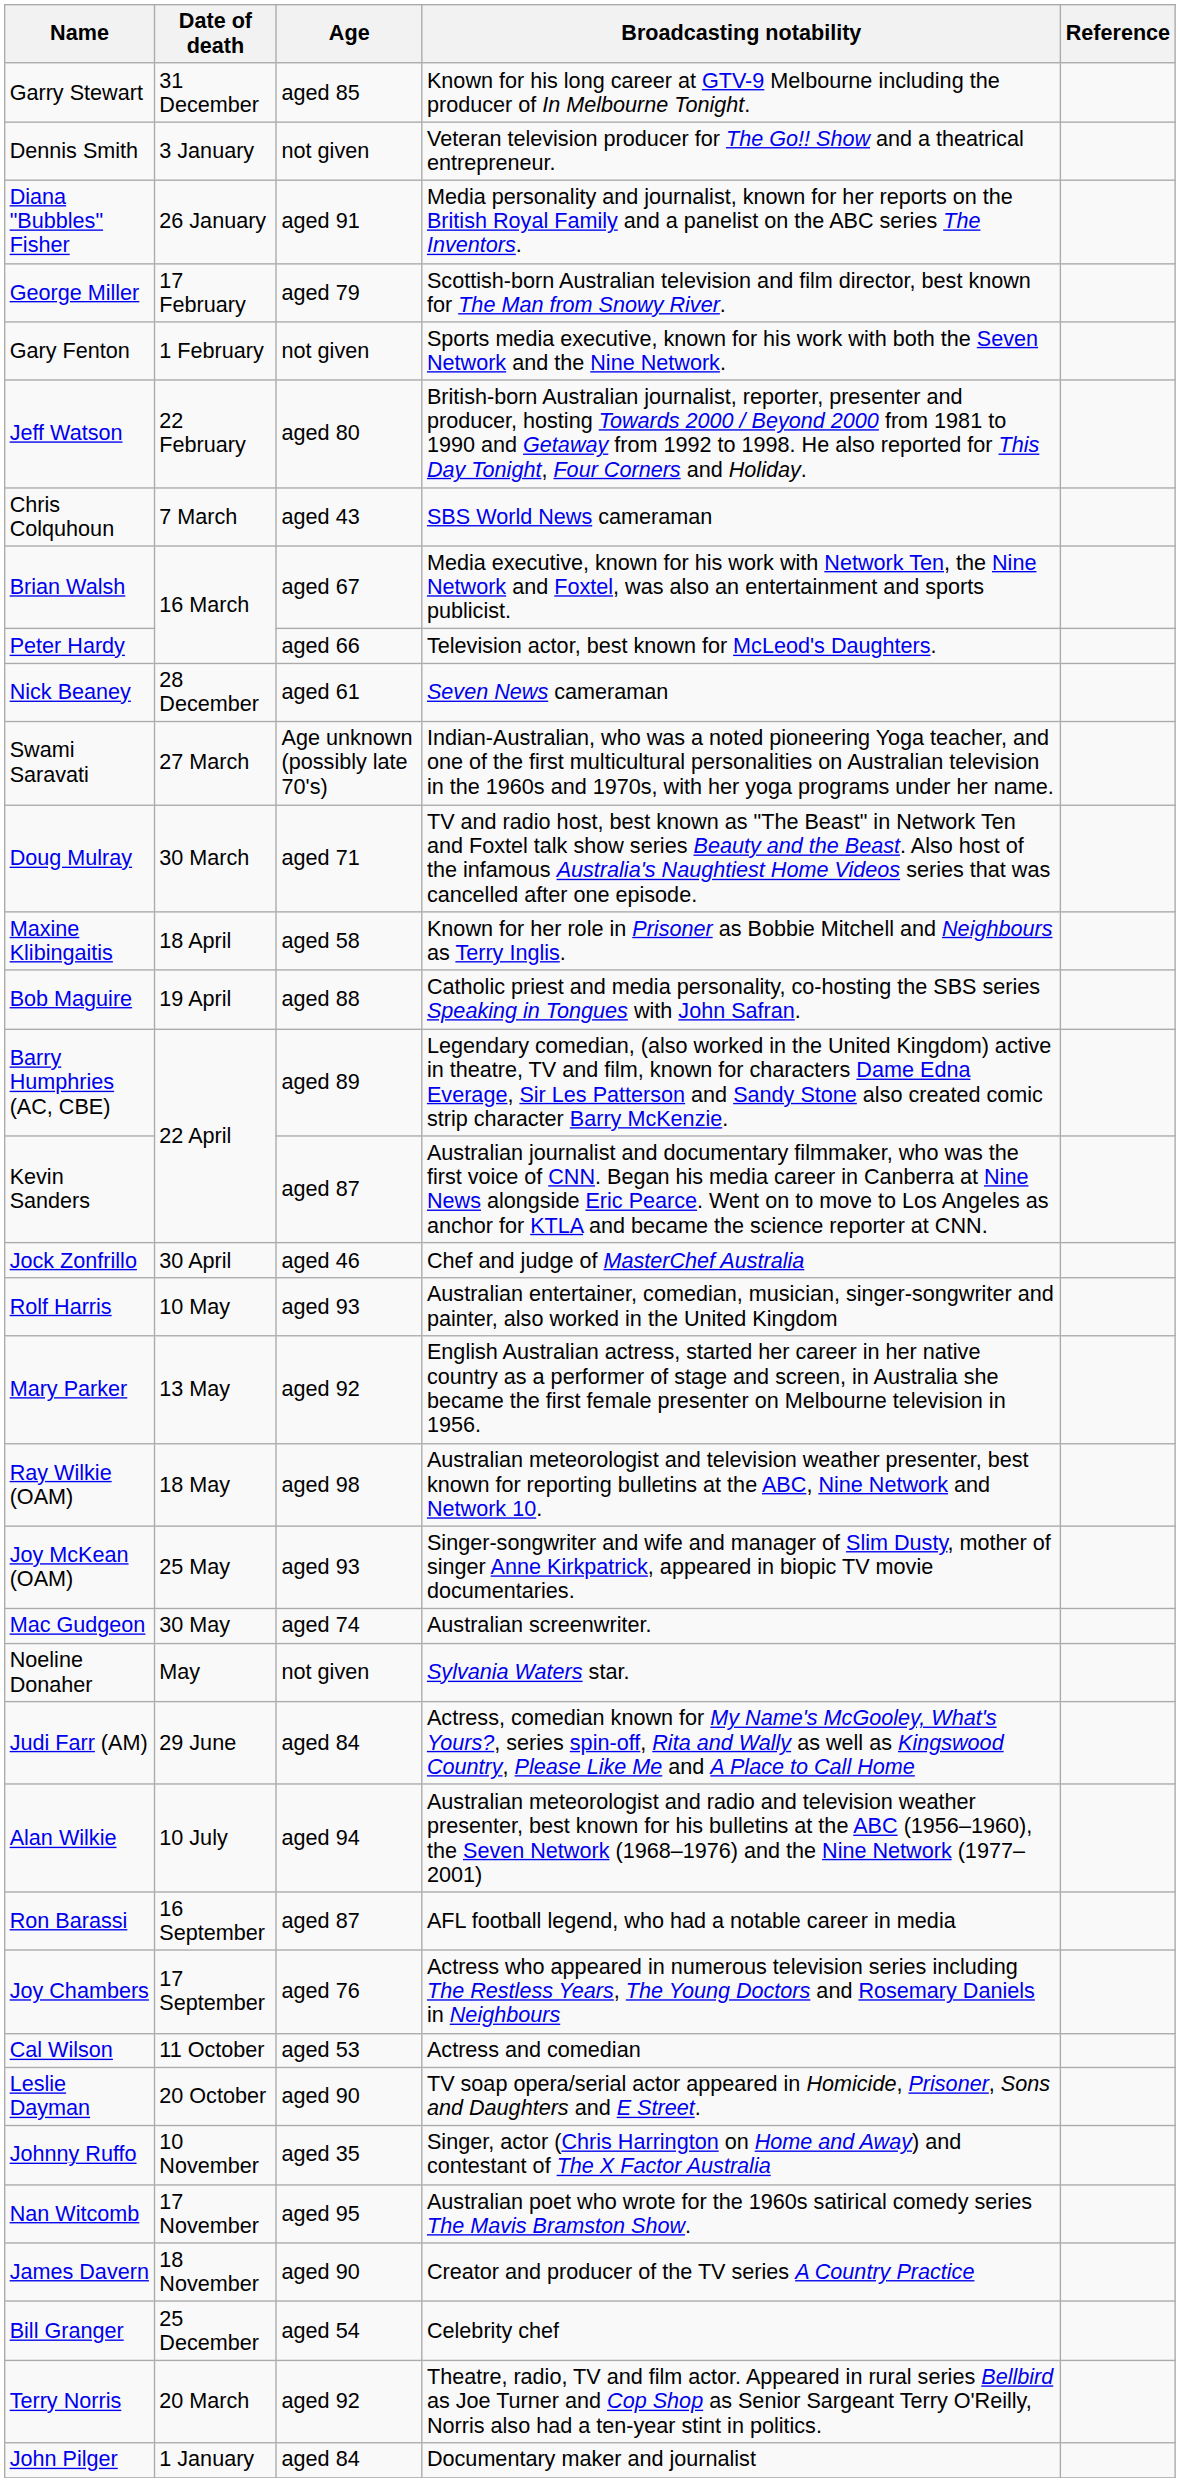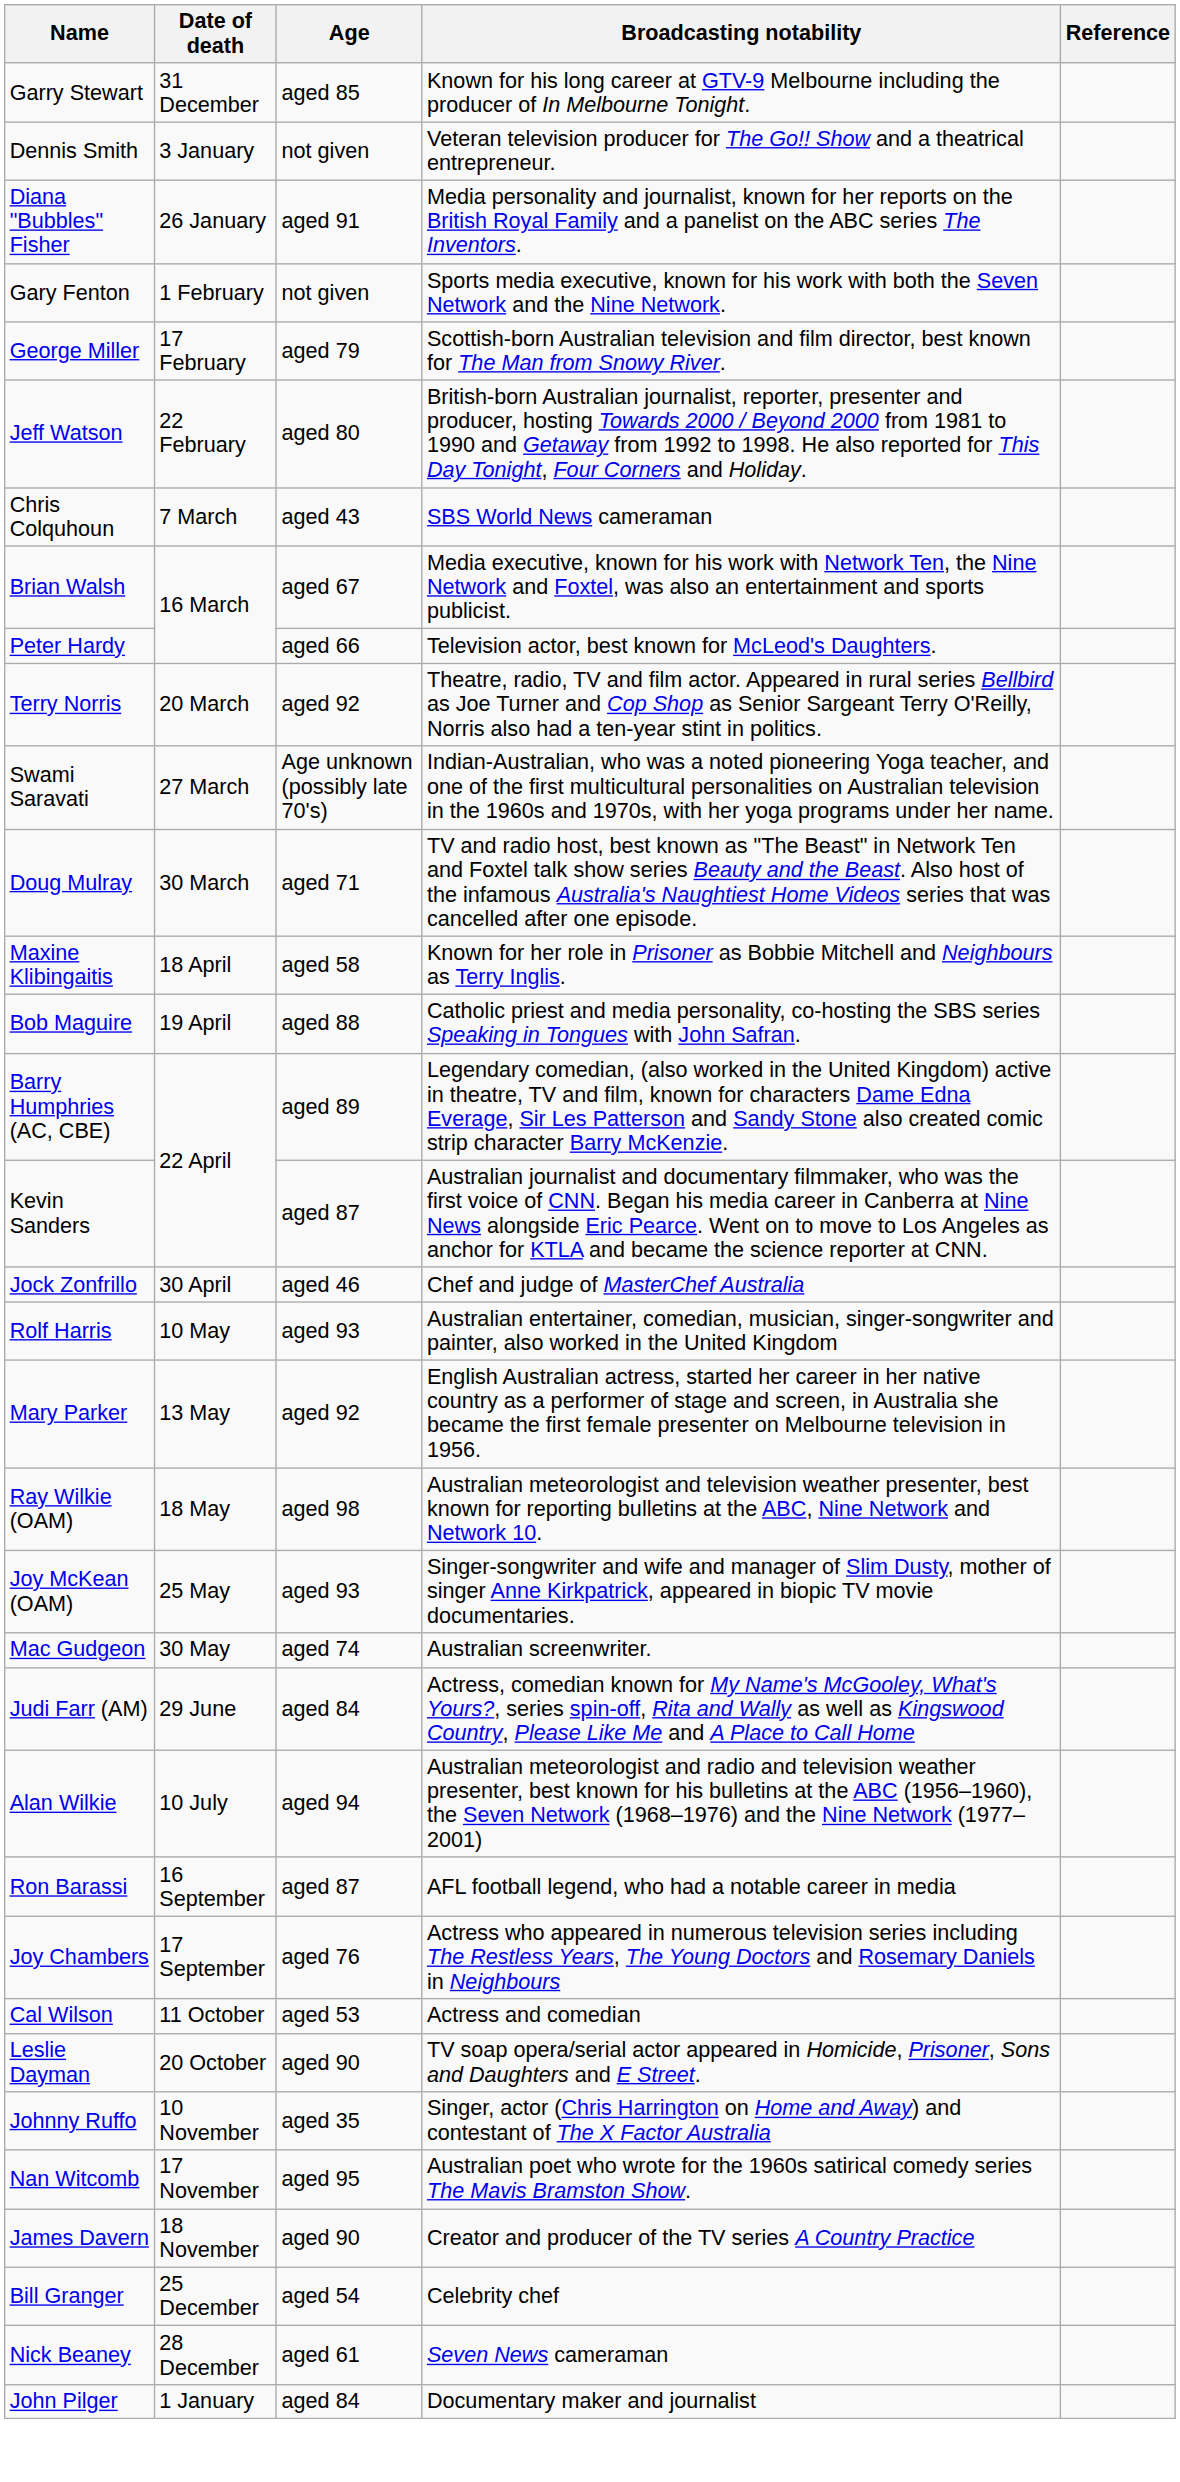rows swapped: (70, 350) <-> (74, 292)
rows swapped: (65, 2401) <-> (70, 692)
- row: (51, 1672)
